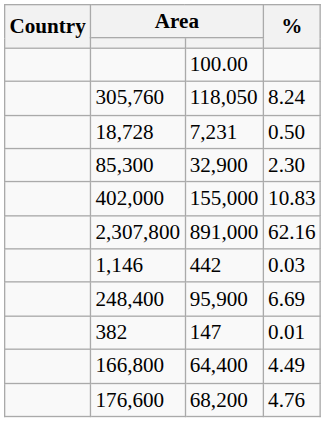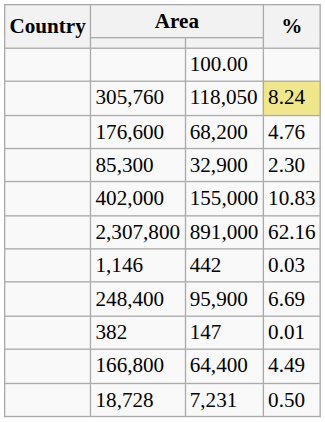(287, 97) no background -> (287, 97) khaki background
rows swapped: (125, 131) <-> (130, 399)
